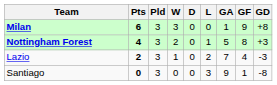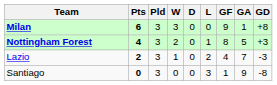columns swapped: (244, 12) <-> (226, 12)
